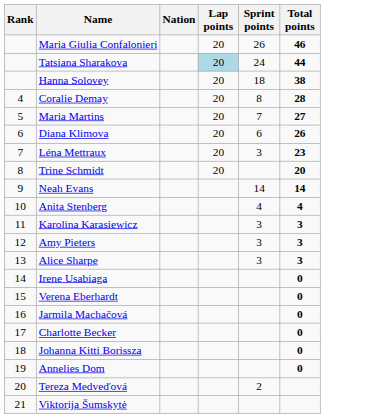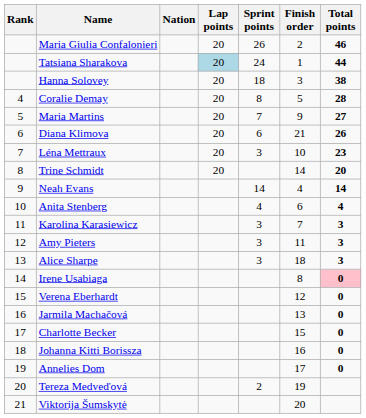+ column: (300, 19)
(300, 278) no background -> (341, 278) pink background
